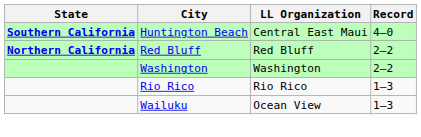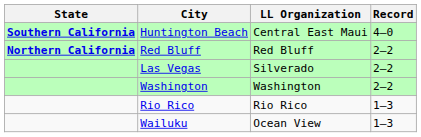+ row: (171, 68)
